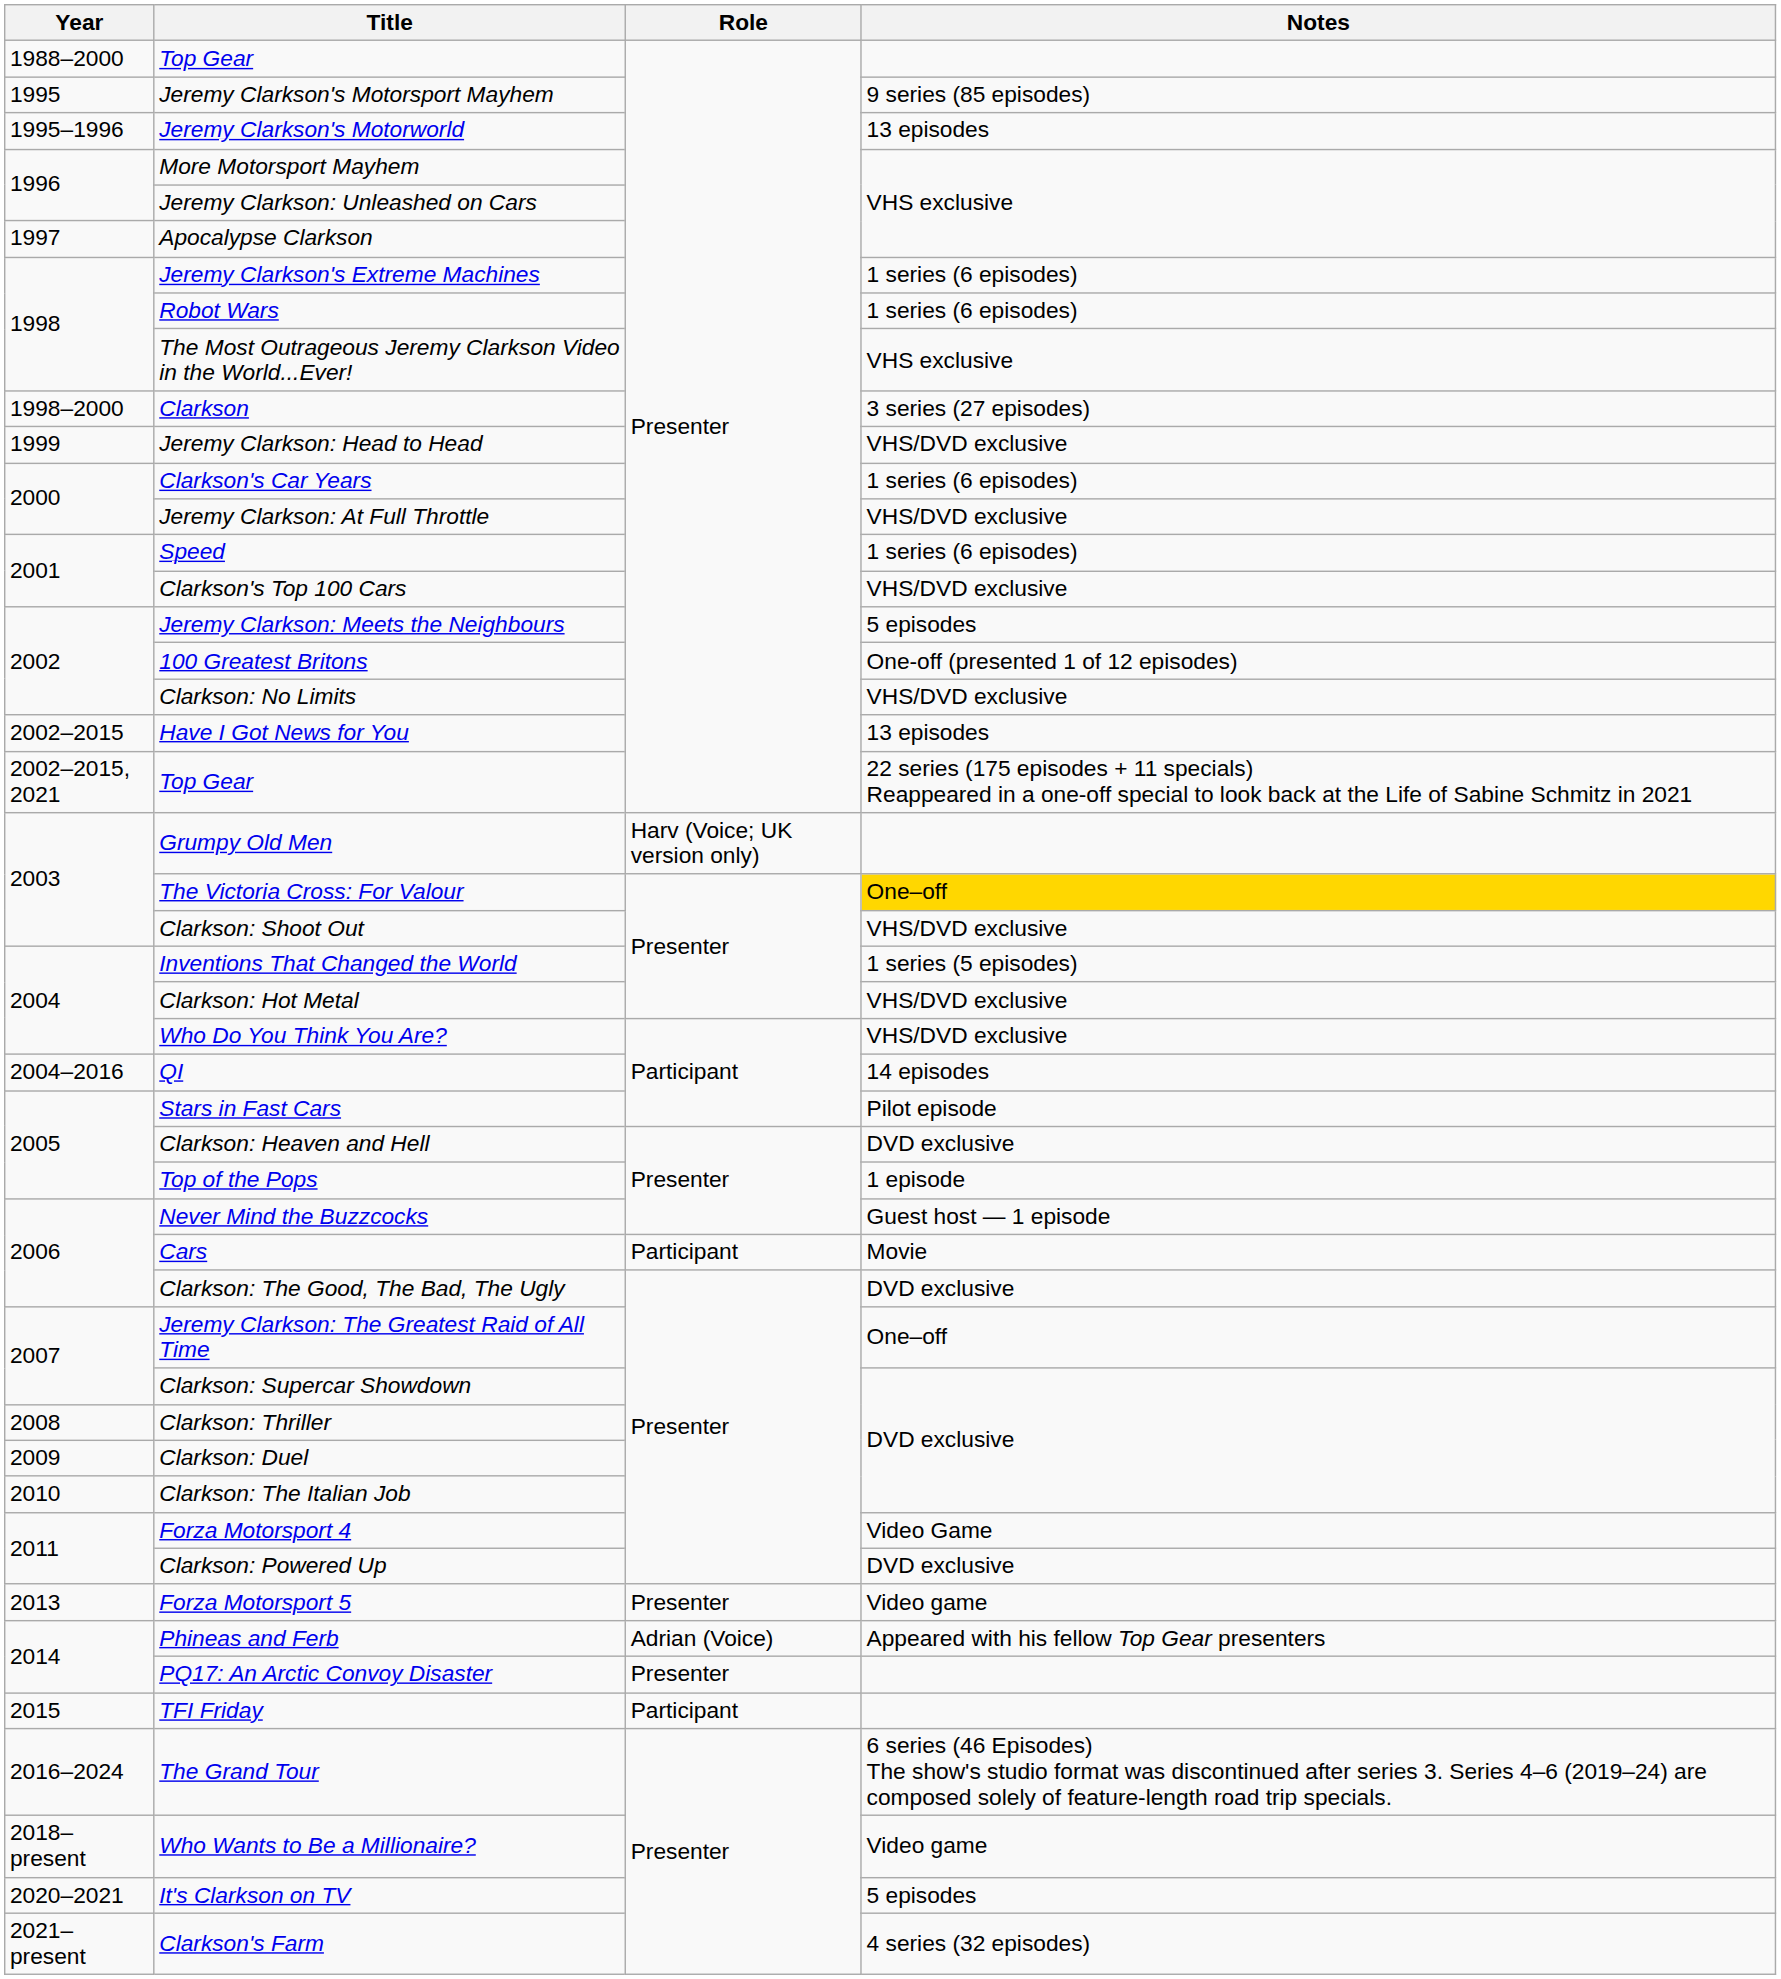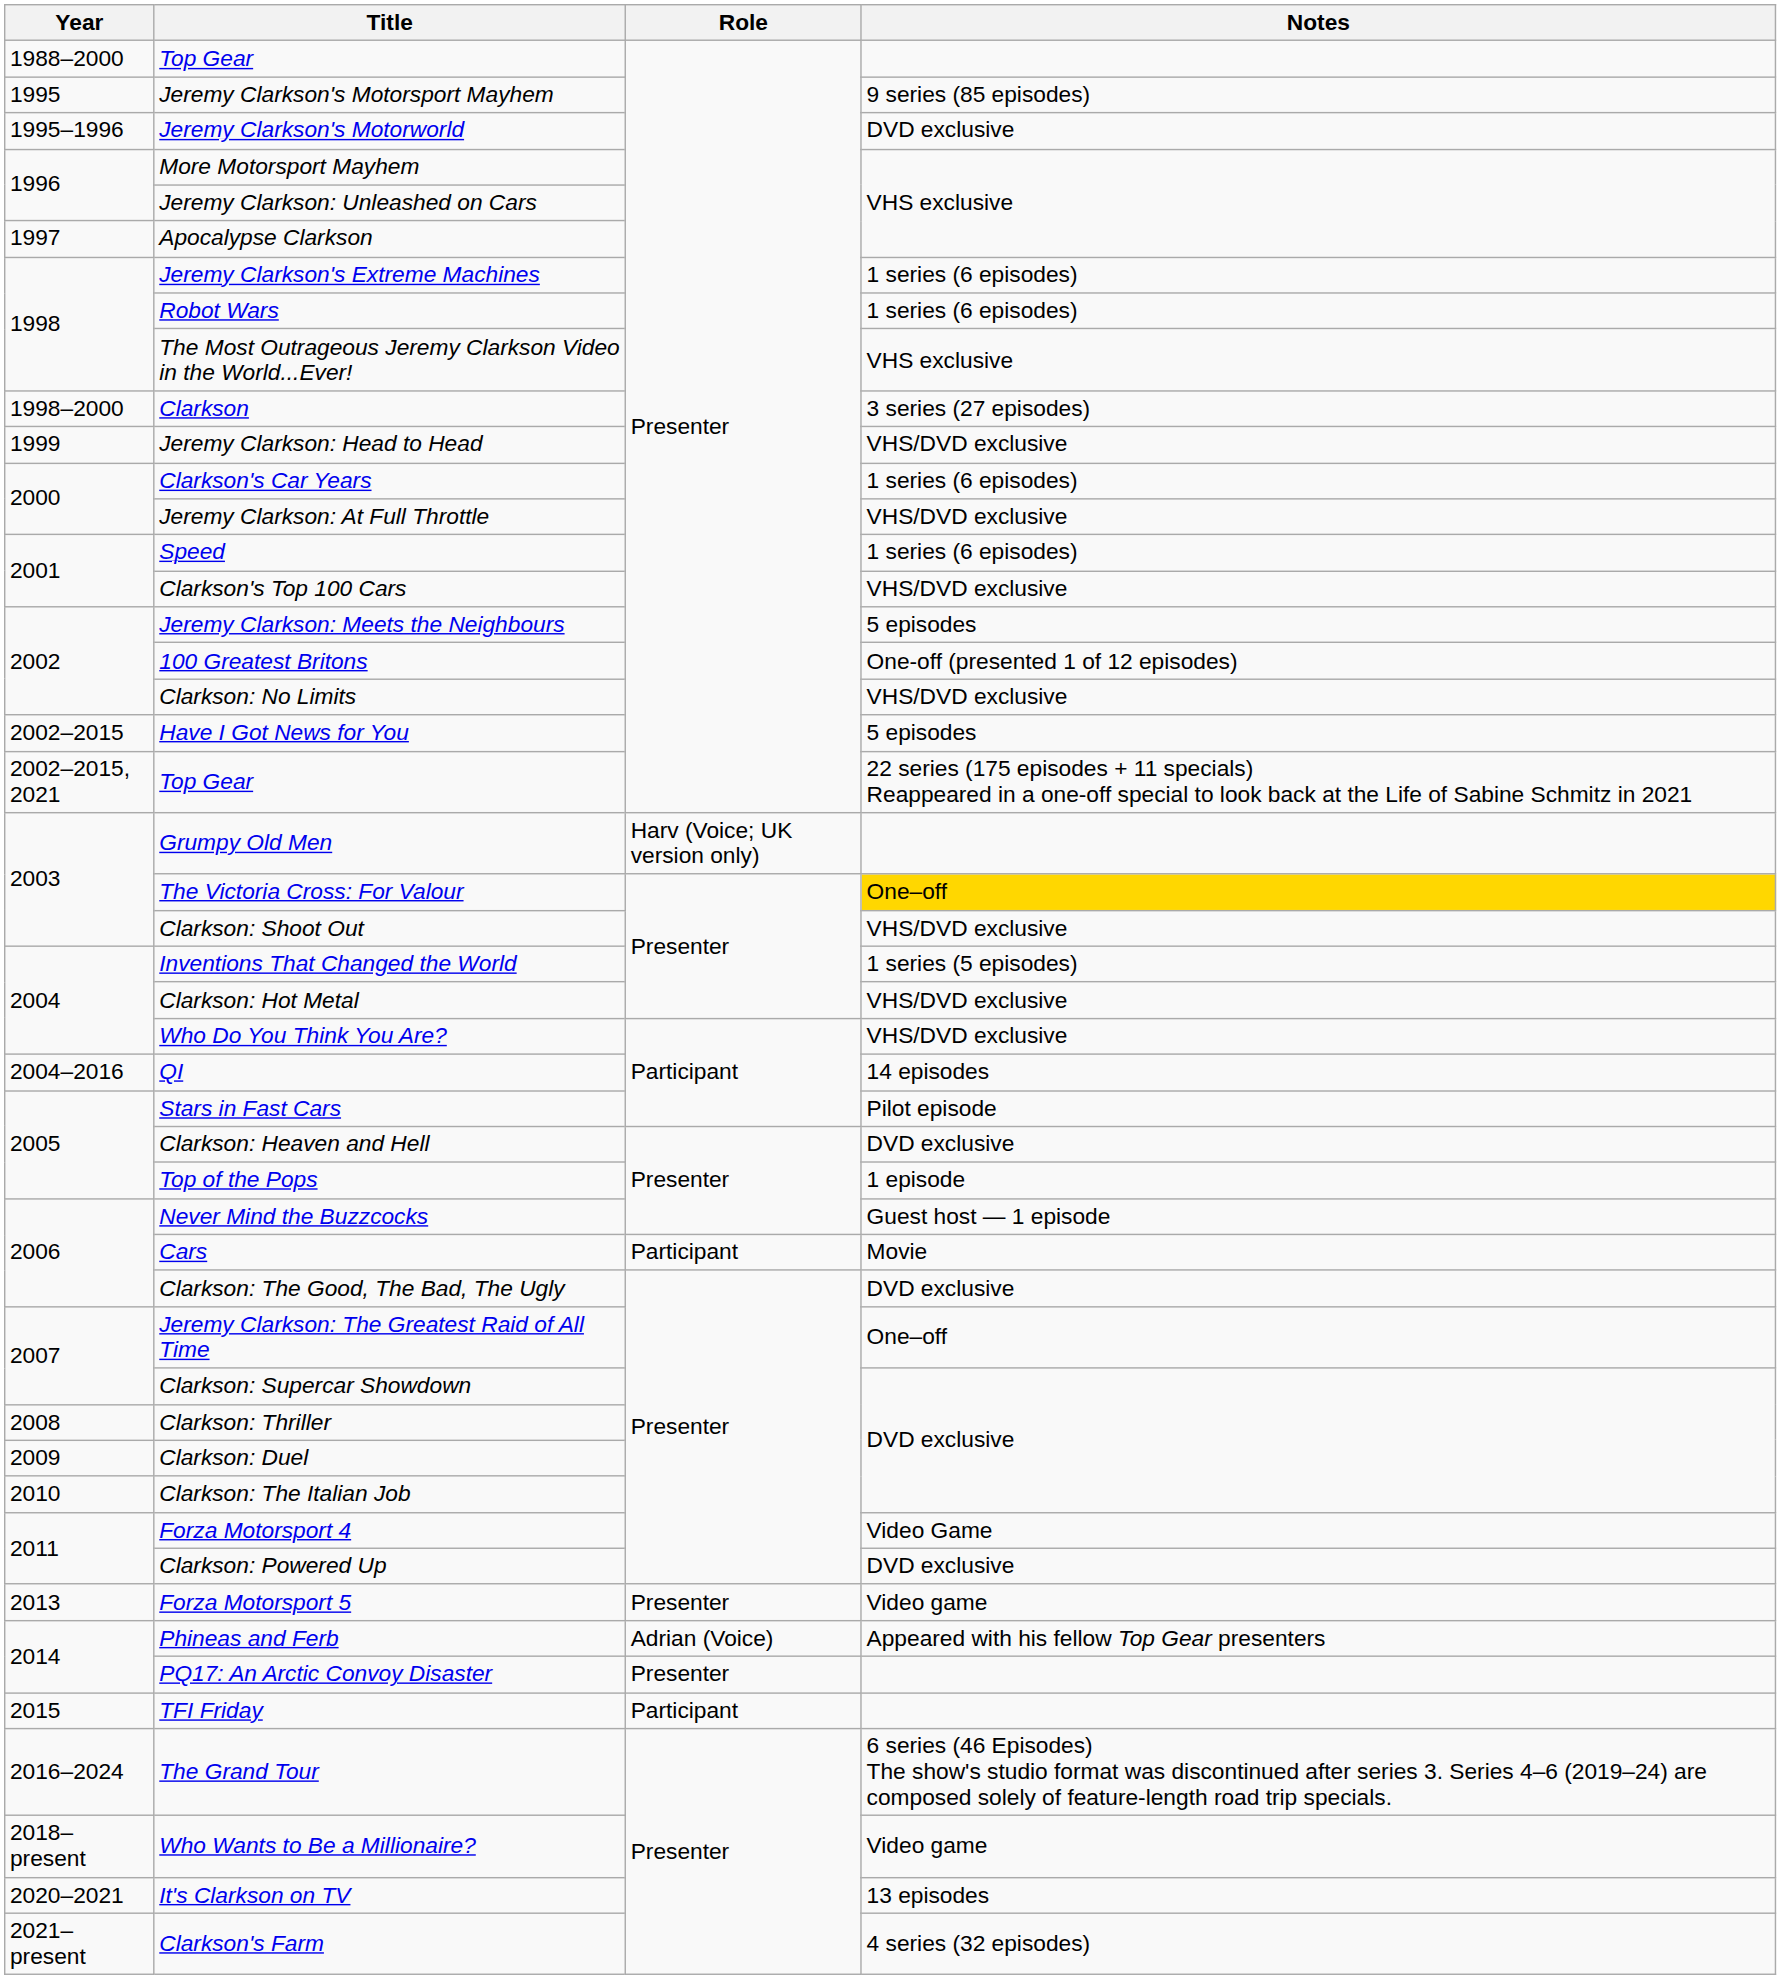(928, 130) 13 episodes -> (940, 130) DVD exclusive
(928, 732) 13 episodes -> (922, 732) 5 episodes
(922, 1894) 5 episodes -> (928, 1894) 13 episodes
